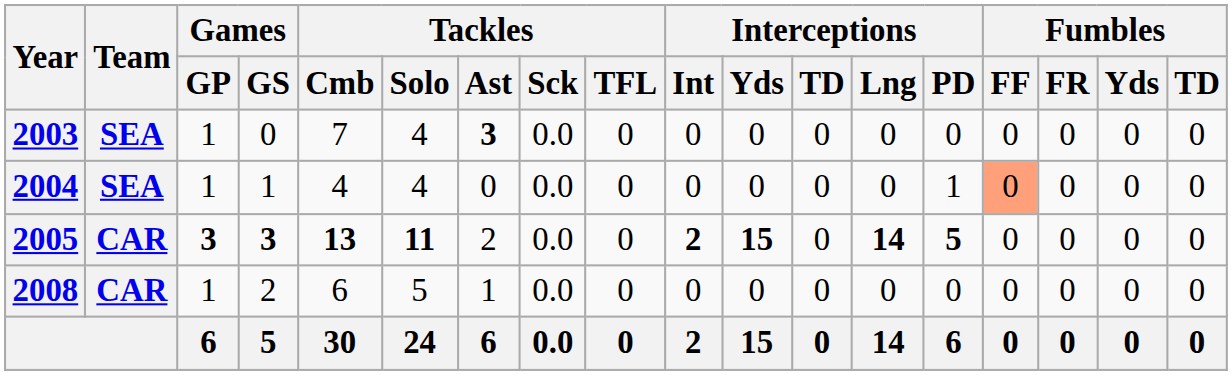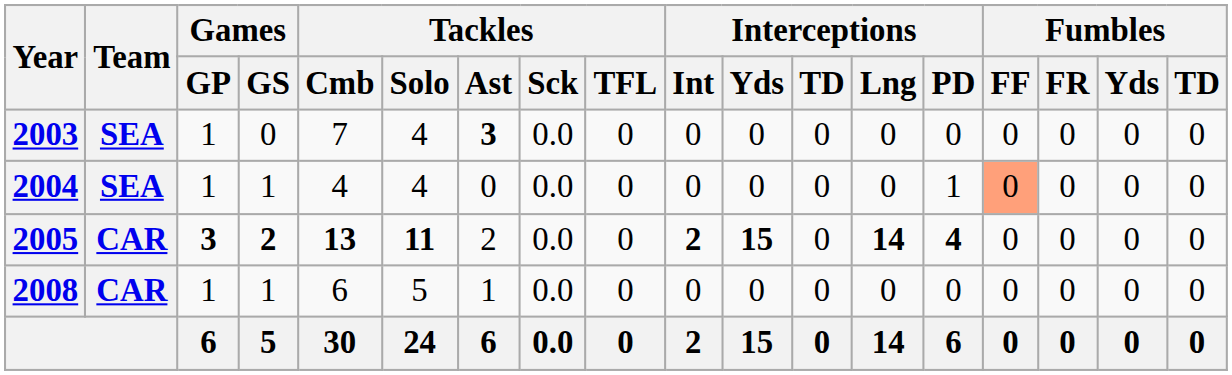(268, 238) 3 -> (268, 238) 2
(953, 238) 5 -> (953, 238) 4
(268, 290) 2 -> (268, 290) 1
